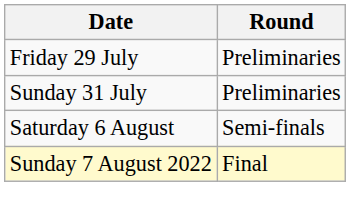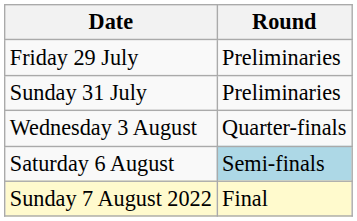+ row: (103, 127)
(273, 127) no background -> (273, 163) lightblue background
